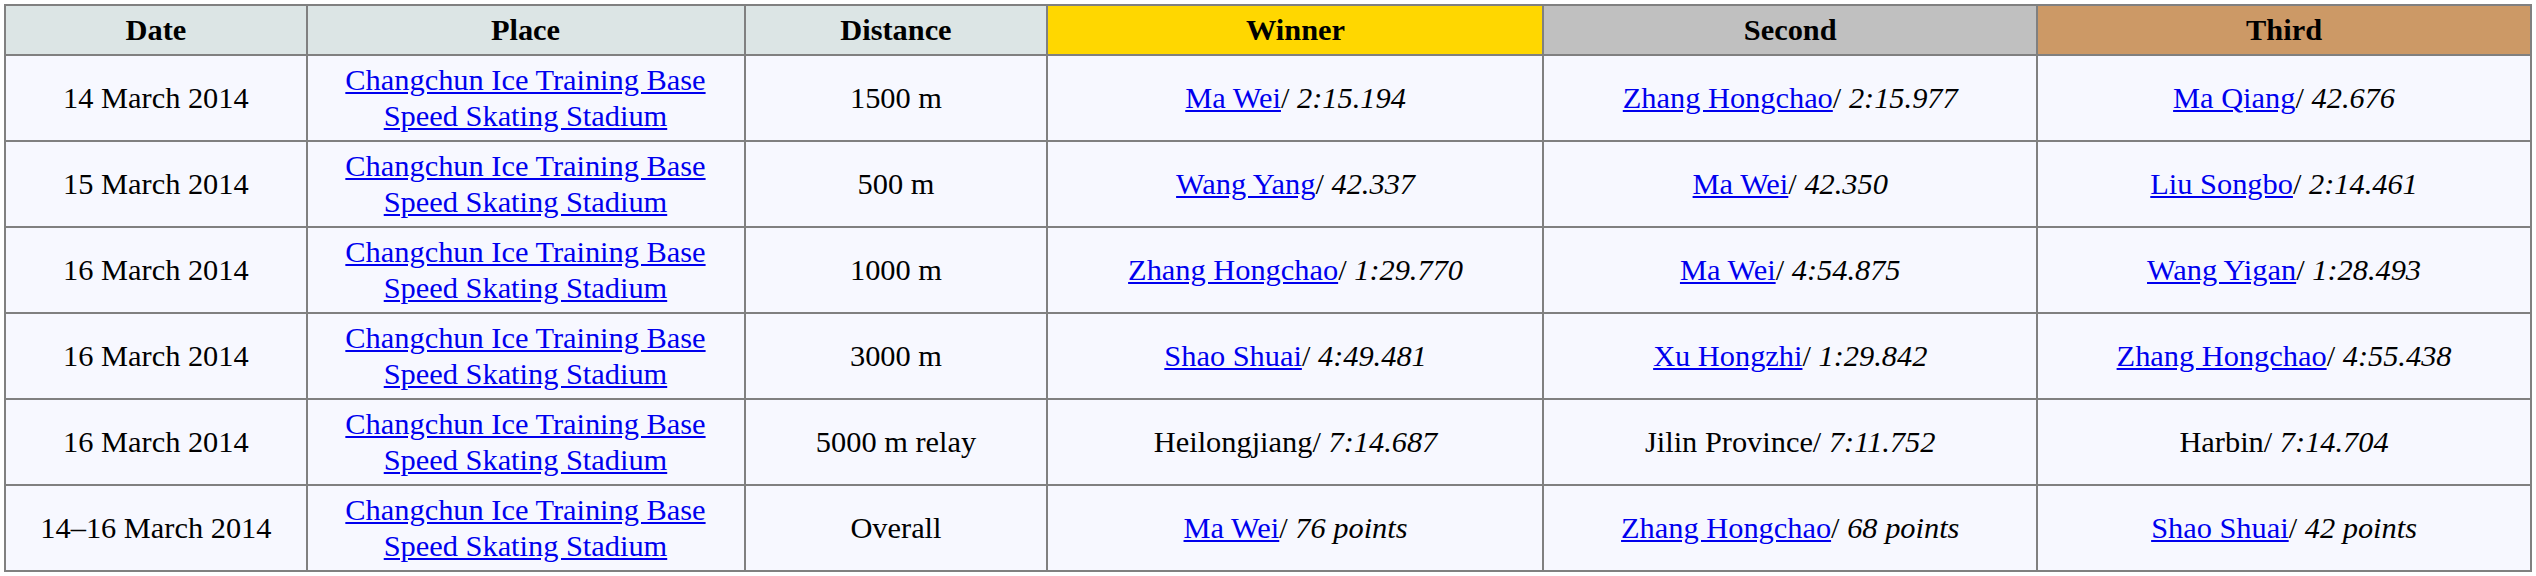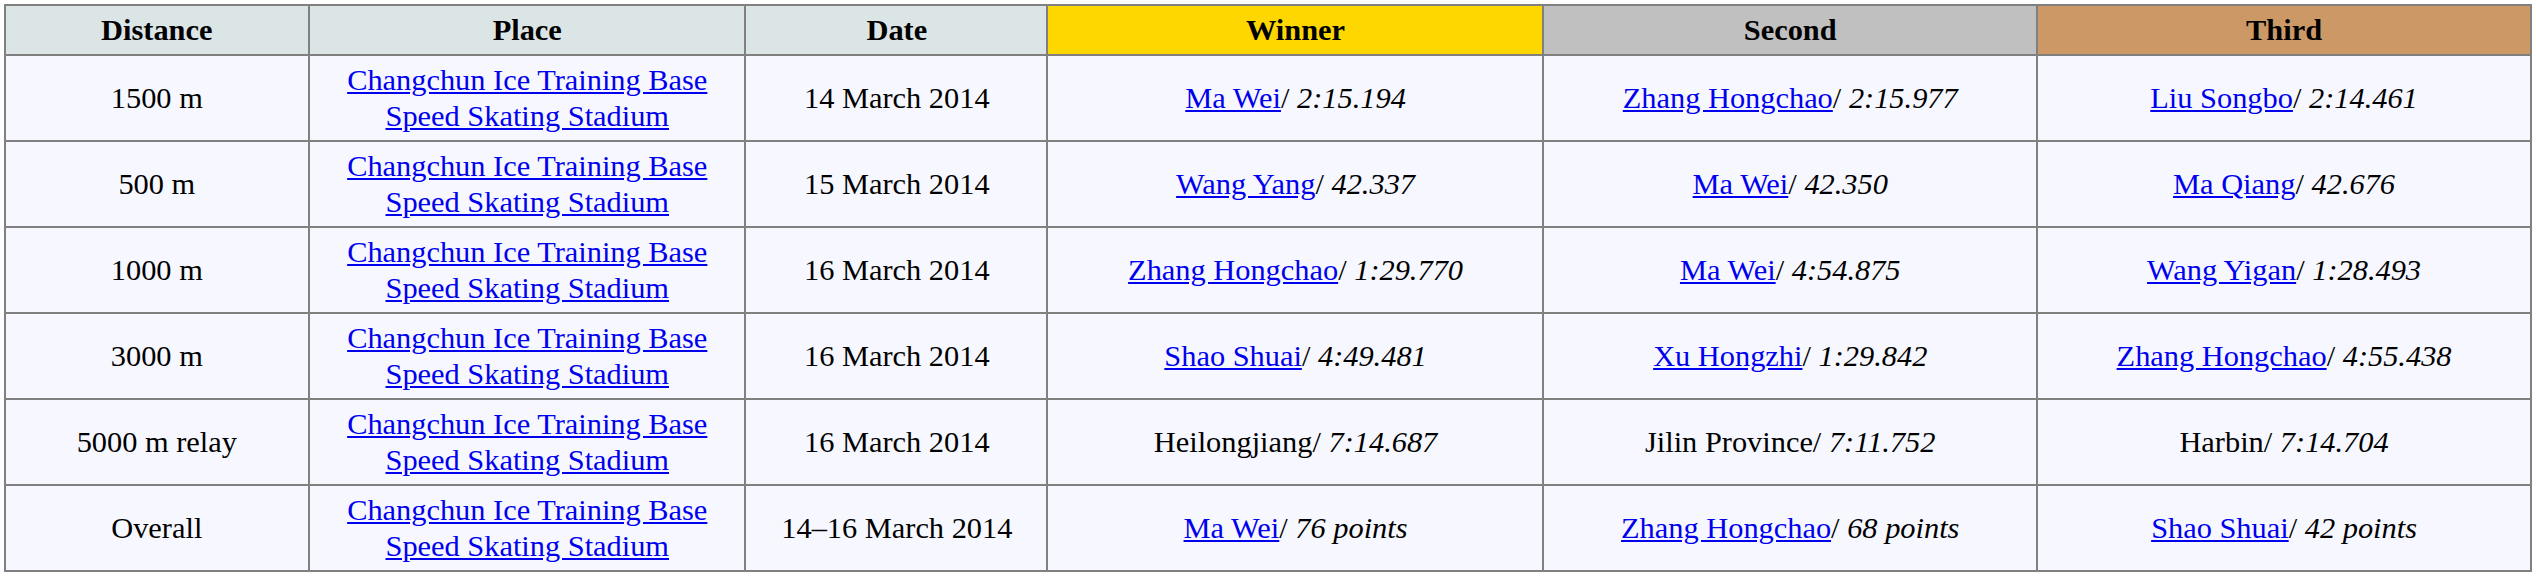columns swapped: (156, 29) <-> (896, 29)
(2284, 97) Ma Qiang/ 42.676 -> (2284, 97) Liu Songbo/ 2:14.461
(2284, 183) Liu Songbo/ 2:14.461 -> (2284, 183) Ma Qiang/ 42.676
